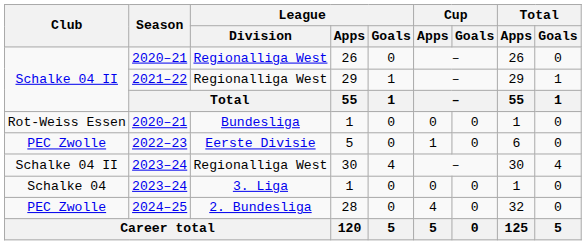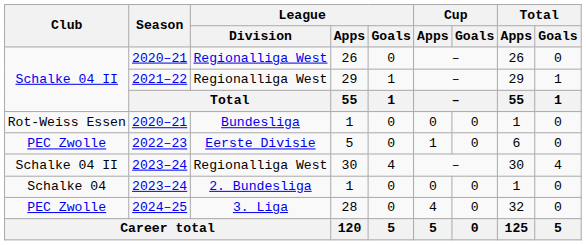(260, 186) 3. Liga -> (260, 186) 2. Bundesliga
(260, 208) 2. Bundesliga -> (260, 208) 3. Liga
